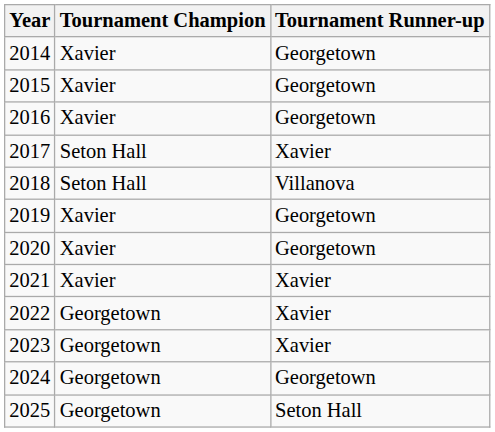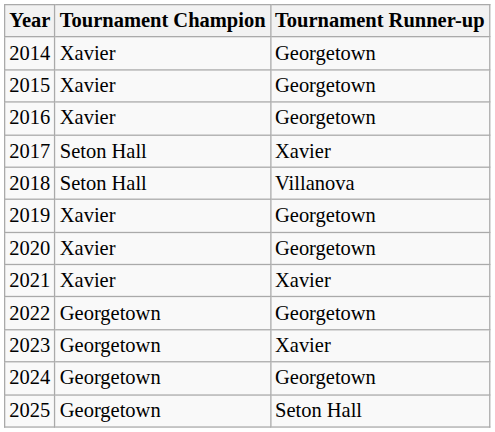(303, 313) Xavier -> (325, 313) Georgetown
